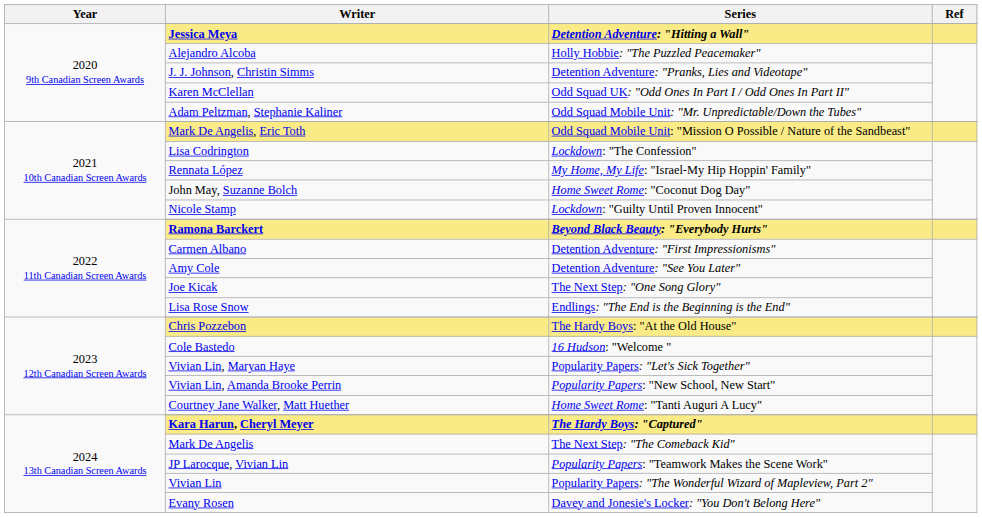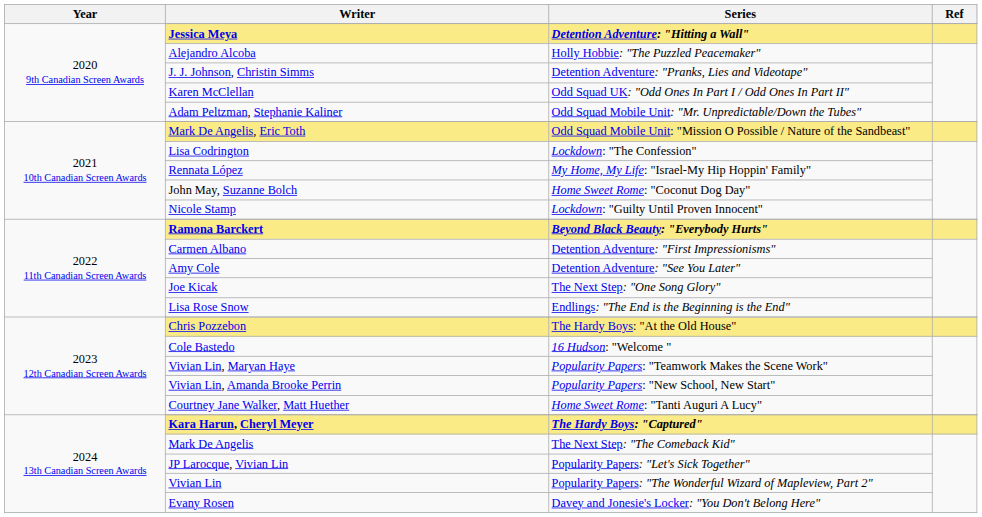(651, 365) Popularity Papers: "Let's Sick Together" -> (690, 365) Popularity Papers: "Teamwork Makes the Scene Work"
(690, 463) Popularity Papers: "Teamwork Makes the Scene Work" -> (651, 463) Popularity Papers: "Let's Sick Together"
